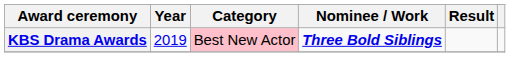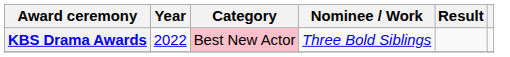(170, 39) 2019 -> (170, 39) 2022
(372, 39) bold -> (367, 39) normal
